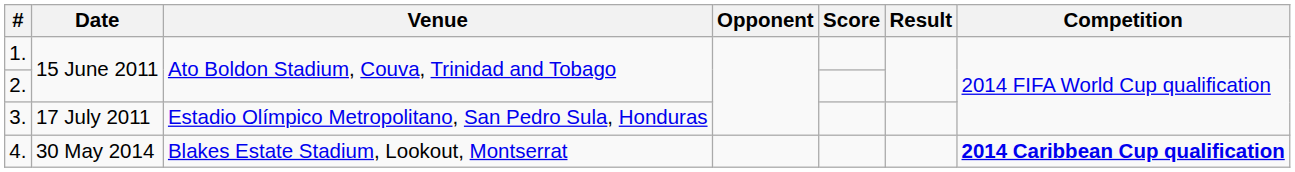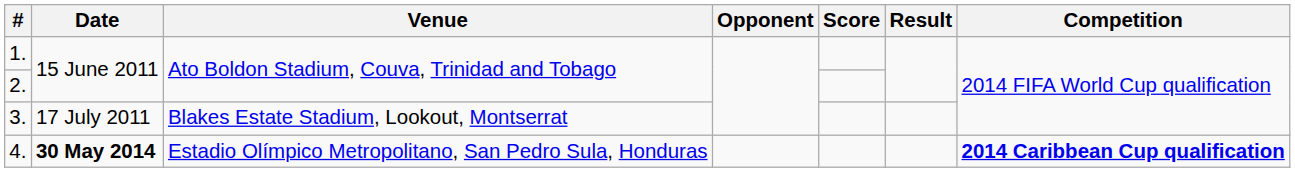(438, 118) Estadio Olímpico Metropolitano, San Pedro Sula, Honduras -> (368, 118) Blakes Estate Stadium, Lookout, Montserrat
(95, 150) normal -> (96, 150) bold
(368, 150) Blakes Estate Stadium, Lookout, Montserrat -> (438, 150) Estadio Olímpico Metropolitano, San Pedro Sula, Honduras
